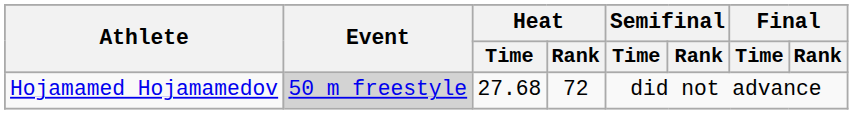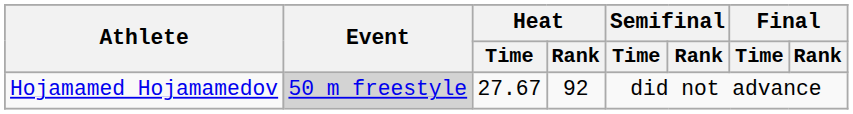(509, 90) 27.68 -> (509, 90) 27.67
(576, 90) 72 -> (576, 90) 92
